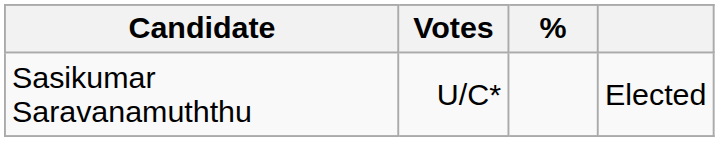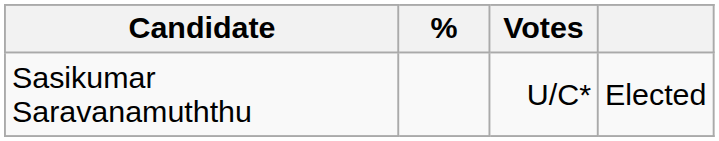columns swapped: (453, 28) <-> (553, 28)
